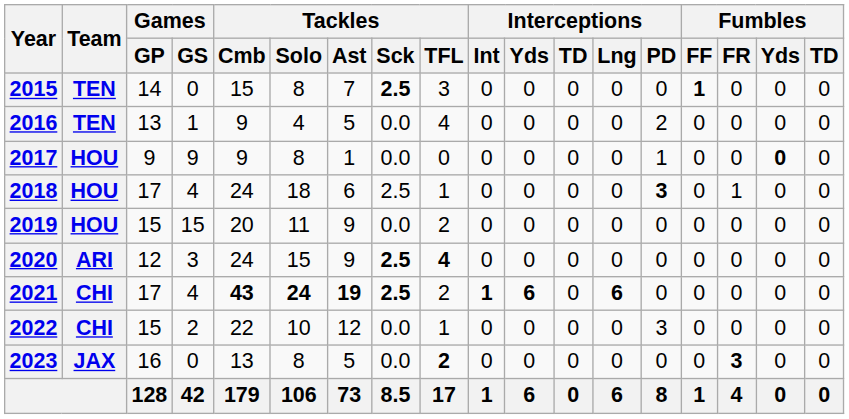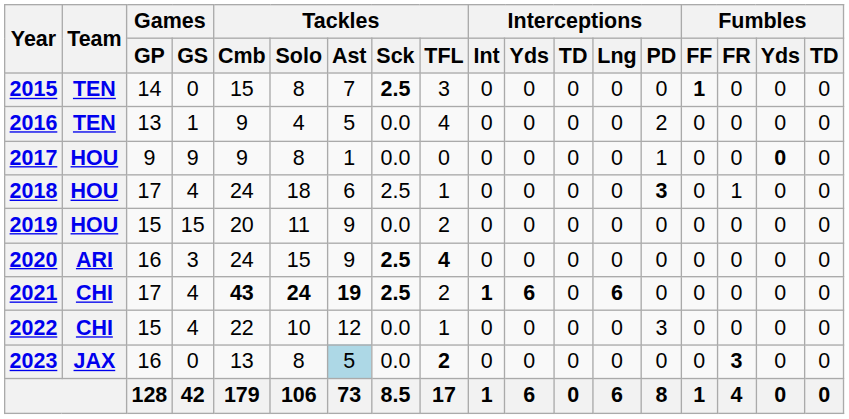(149, 259) 12 -> (149, 259) 16
(193, 327) 2 -> (193, 327) 4
(349, 361) no background -> (349, 361) lightblue background
